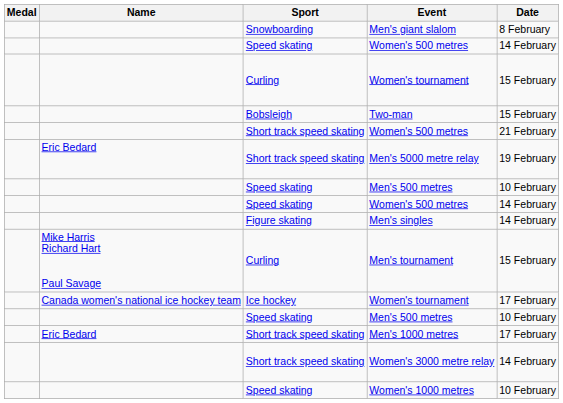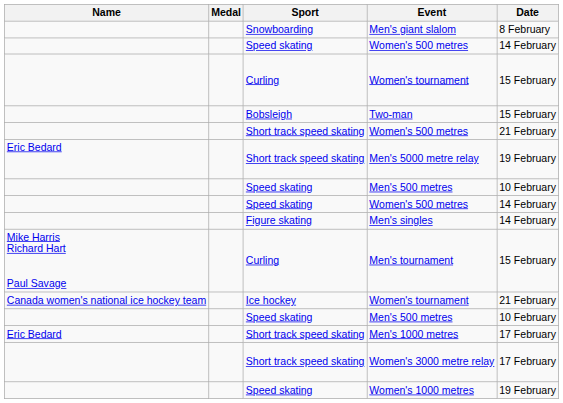columns swapped: (22, 13) <-> (141, 13)
(528, 301) 17 February -> (528, 301) 21 February
(528, 362) 14 February -> (528, 362) 17 February
(528, 391) 10 February -> (528, 391) 19 February
